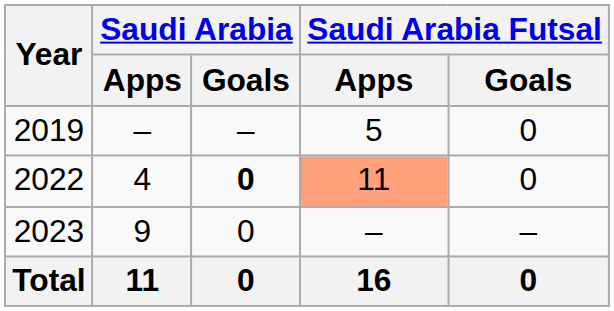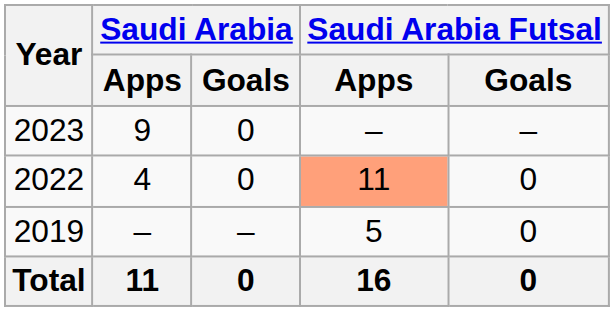rows swapped: (49, 130) <-> (49, 230)
(246, 180) bold -> (246, 180) normal
